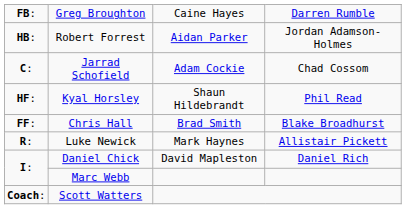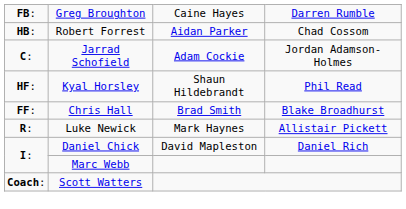(333, 37) Jordan Adamson-Holmes -> (333, 31) Chad Cossom
(333, 68) Chad Cossom -> (333, 55) Jordan Adamson-Holmes
